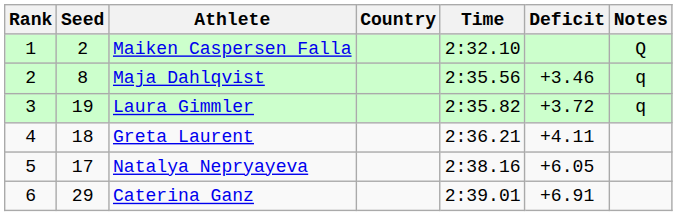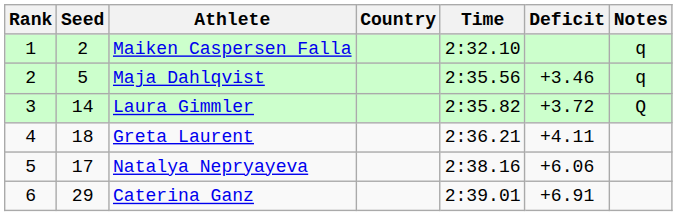(641, 49) Q -> (641, 49) q
(83, 78) 8 -> (83, 78) 5
(83, 108) 19 -> (83, 108) 14
(641, 108) q -> (641, 108) Q
(567, 167) +6.05 -> (567, 167) +6.06
